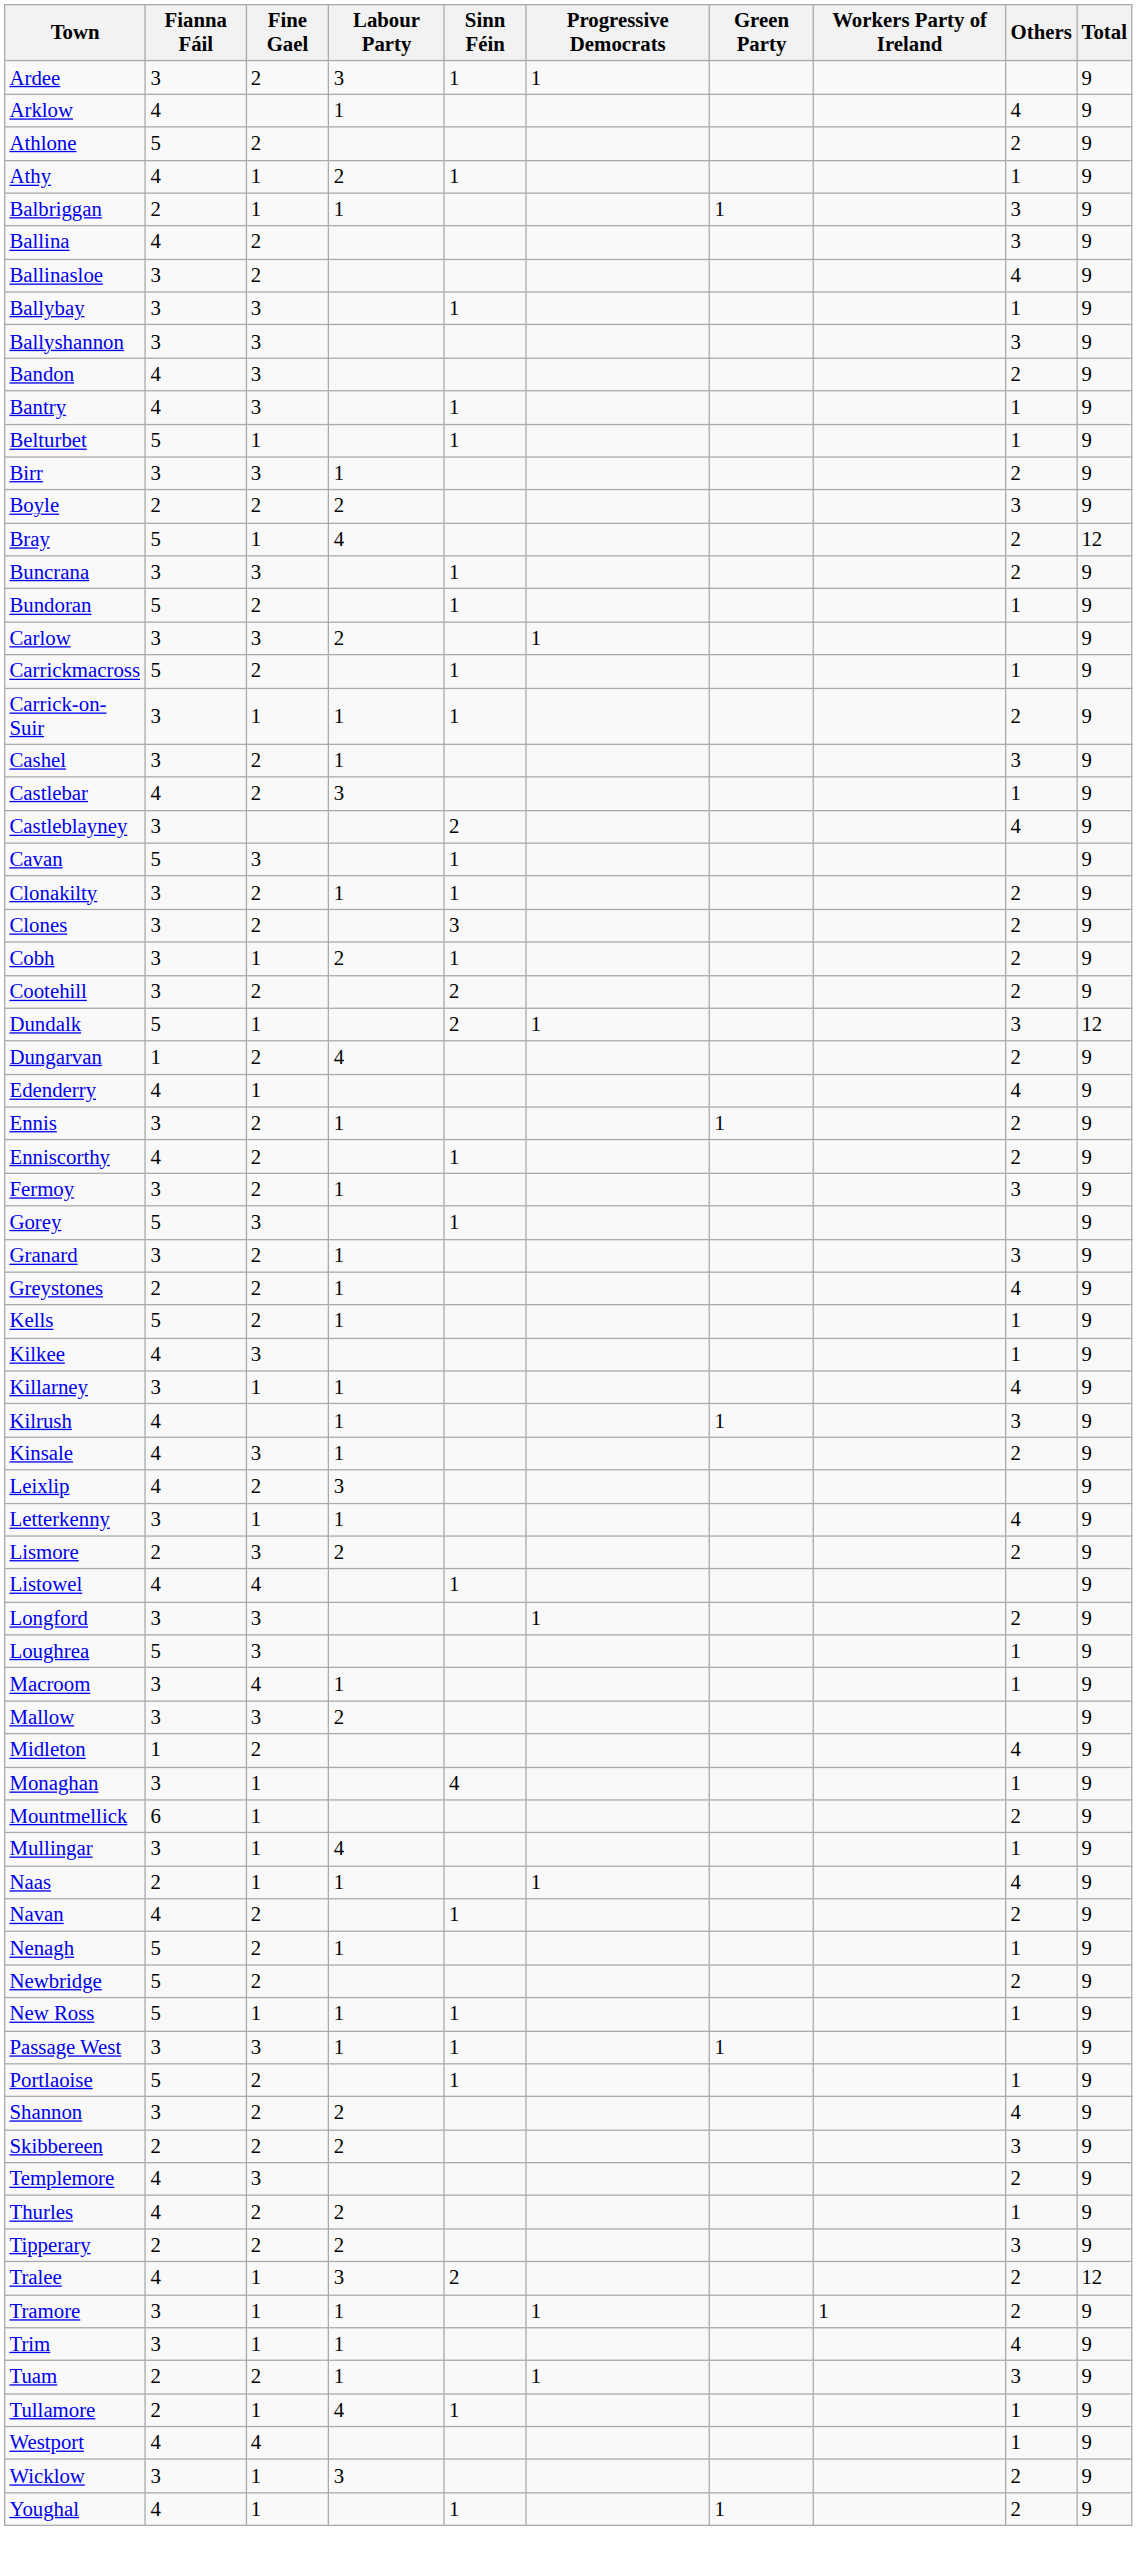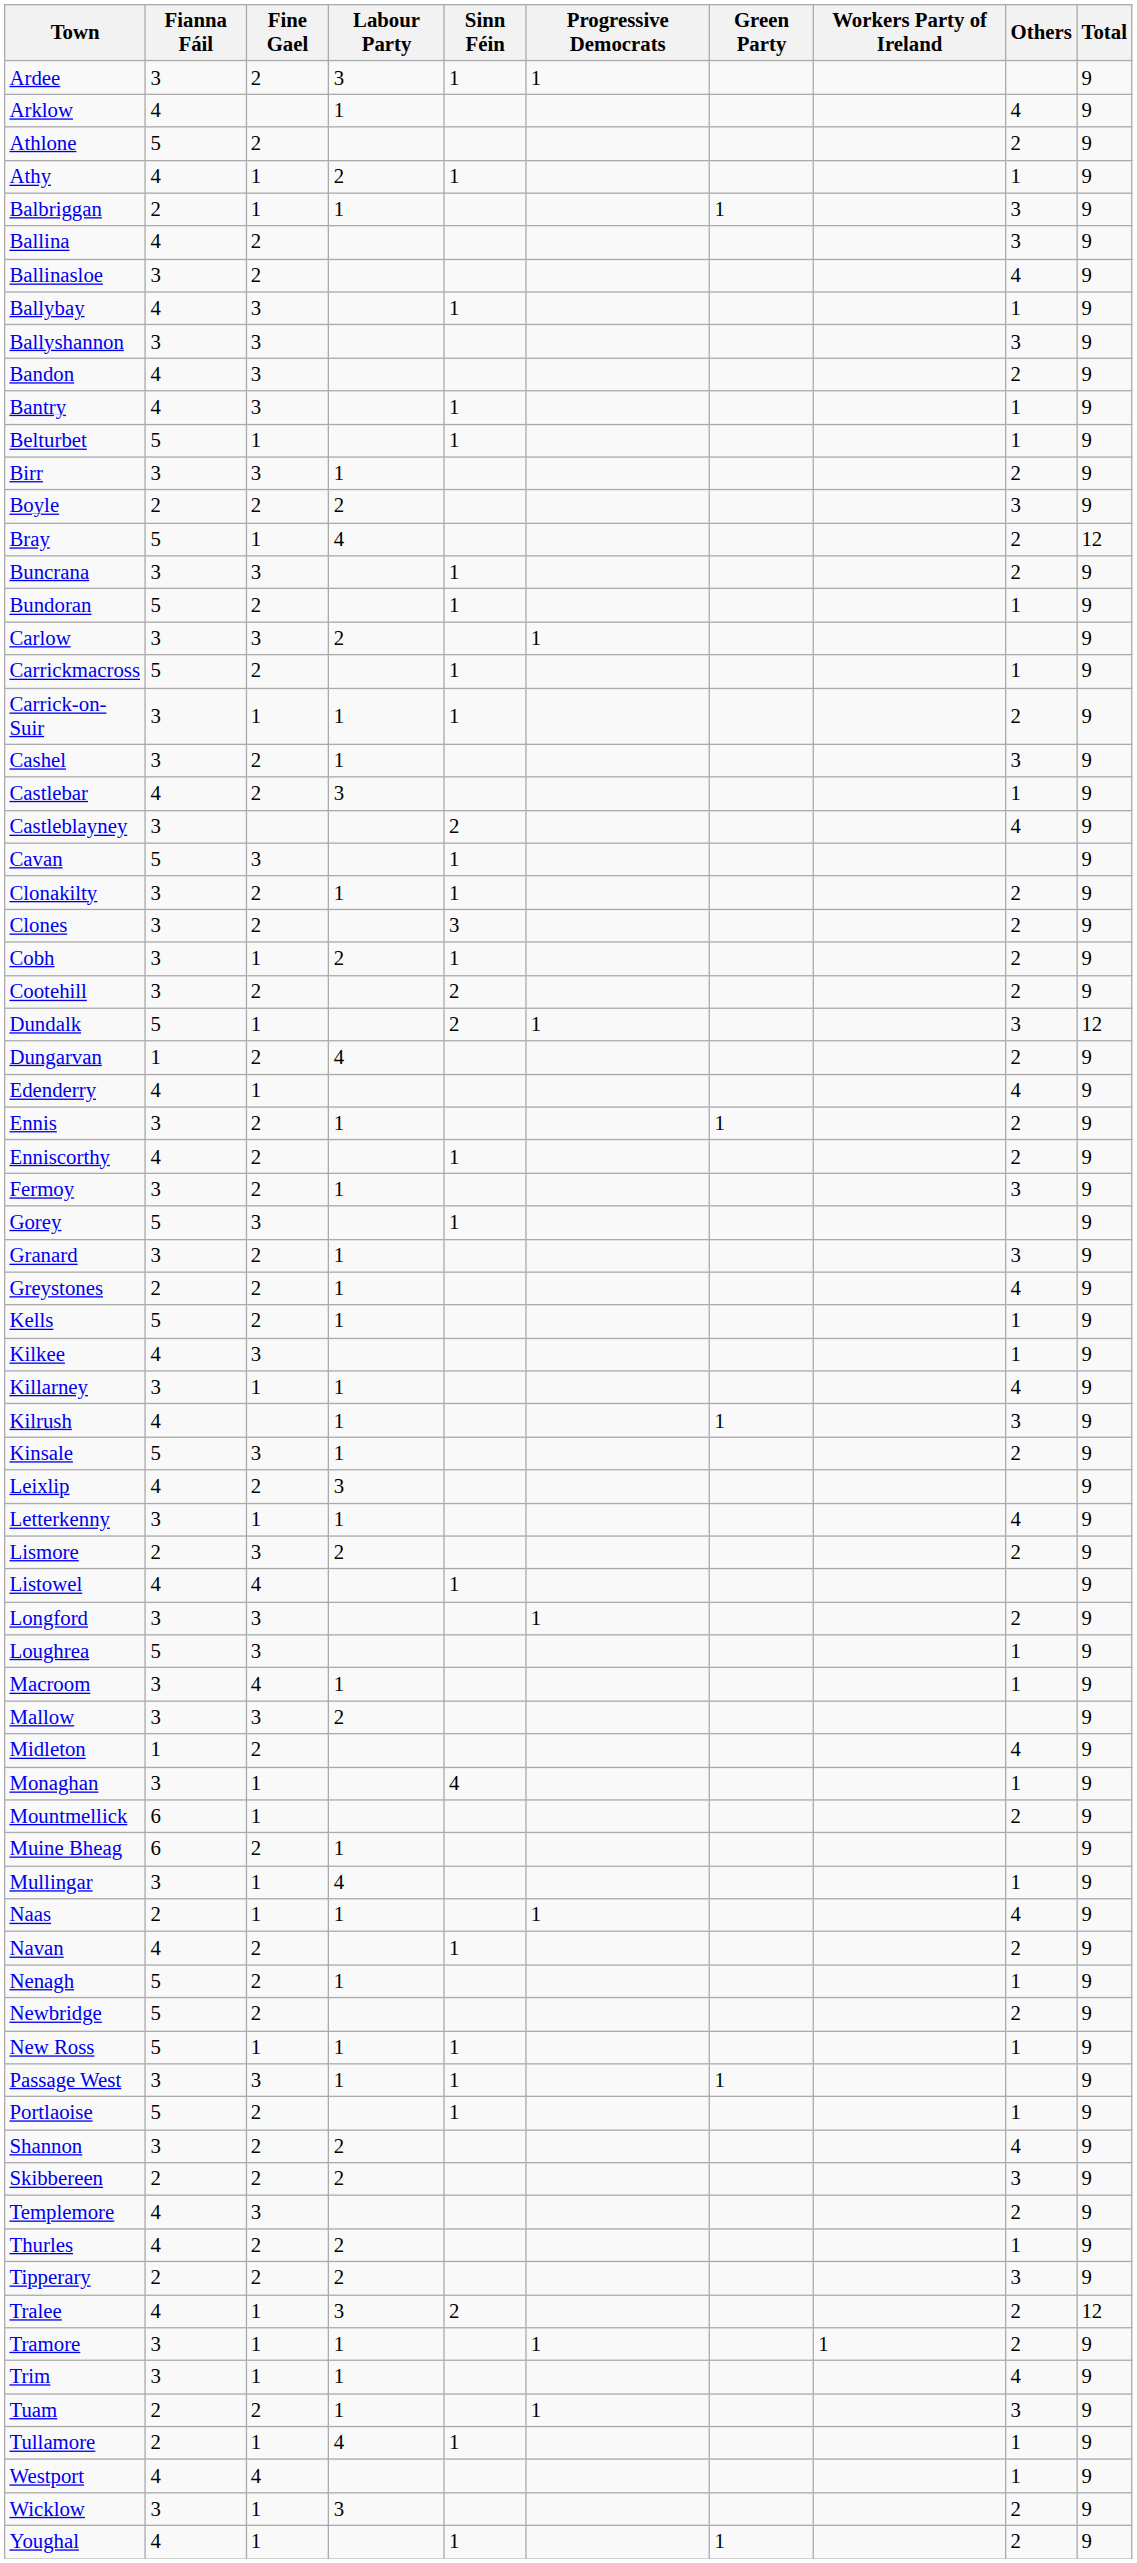(156, 308) 3 -> (156, 308) 4
(156, 1453) 4 -> (156, 1453) 5
+ row: (66, 1849)
